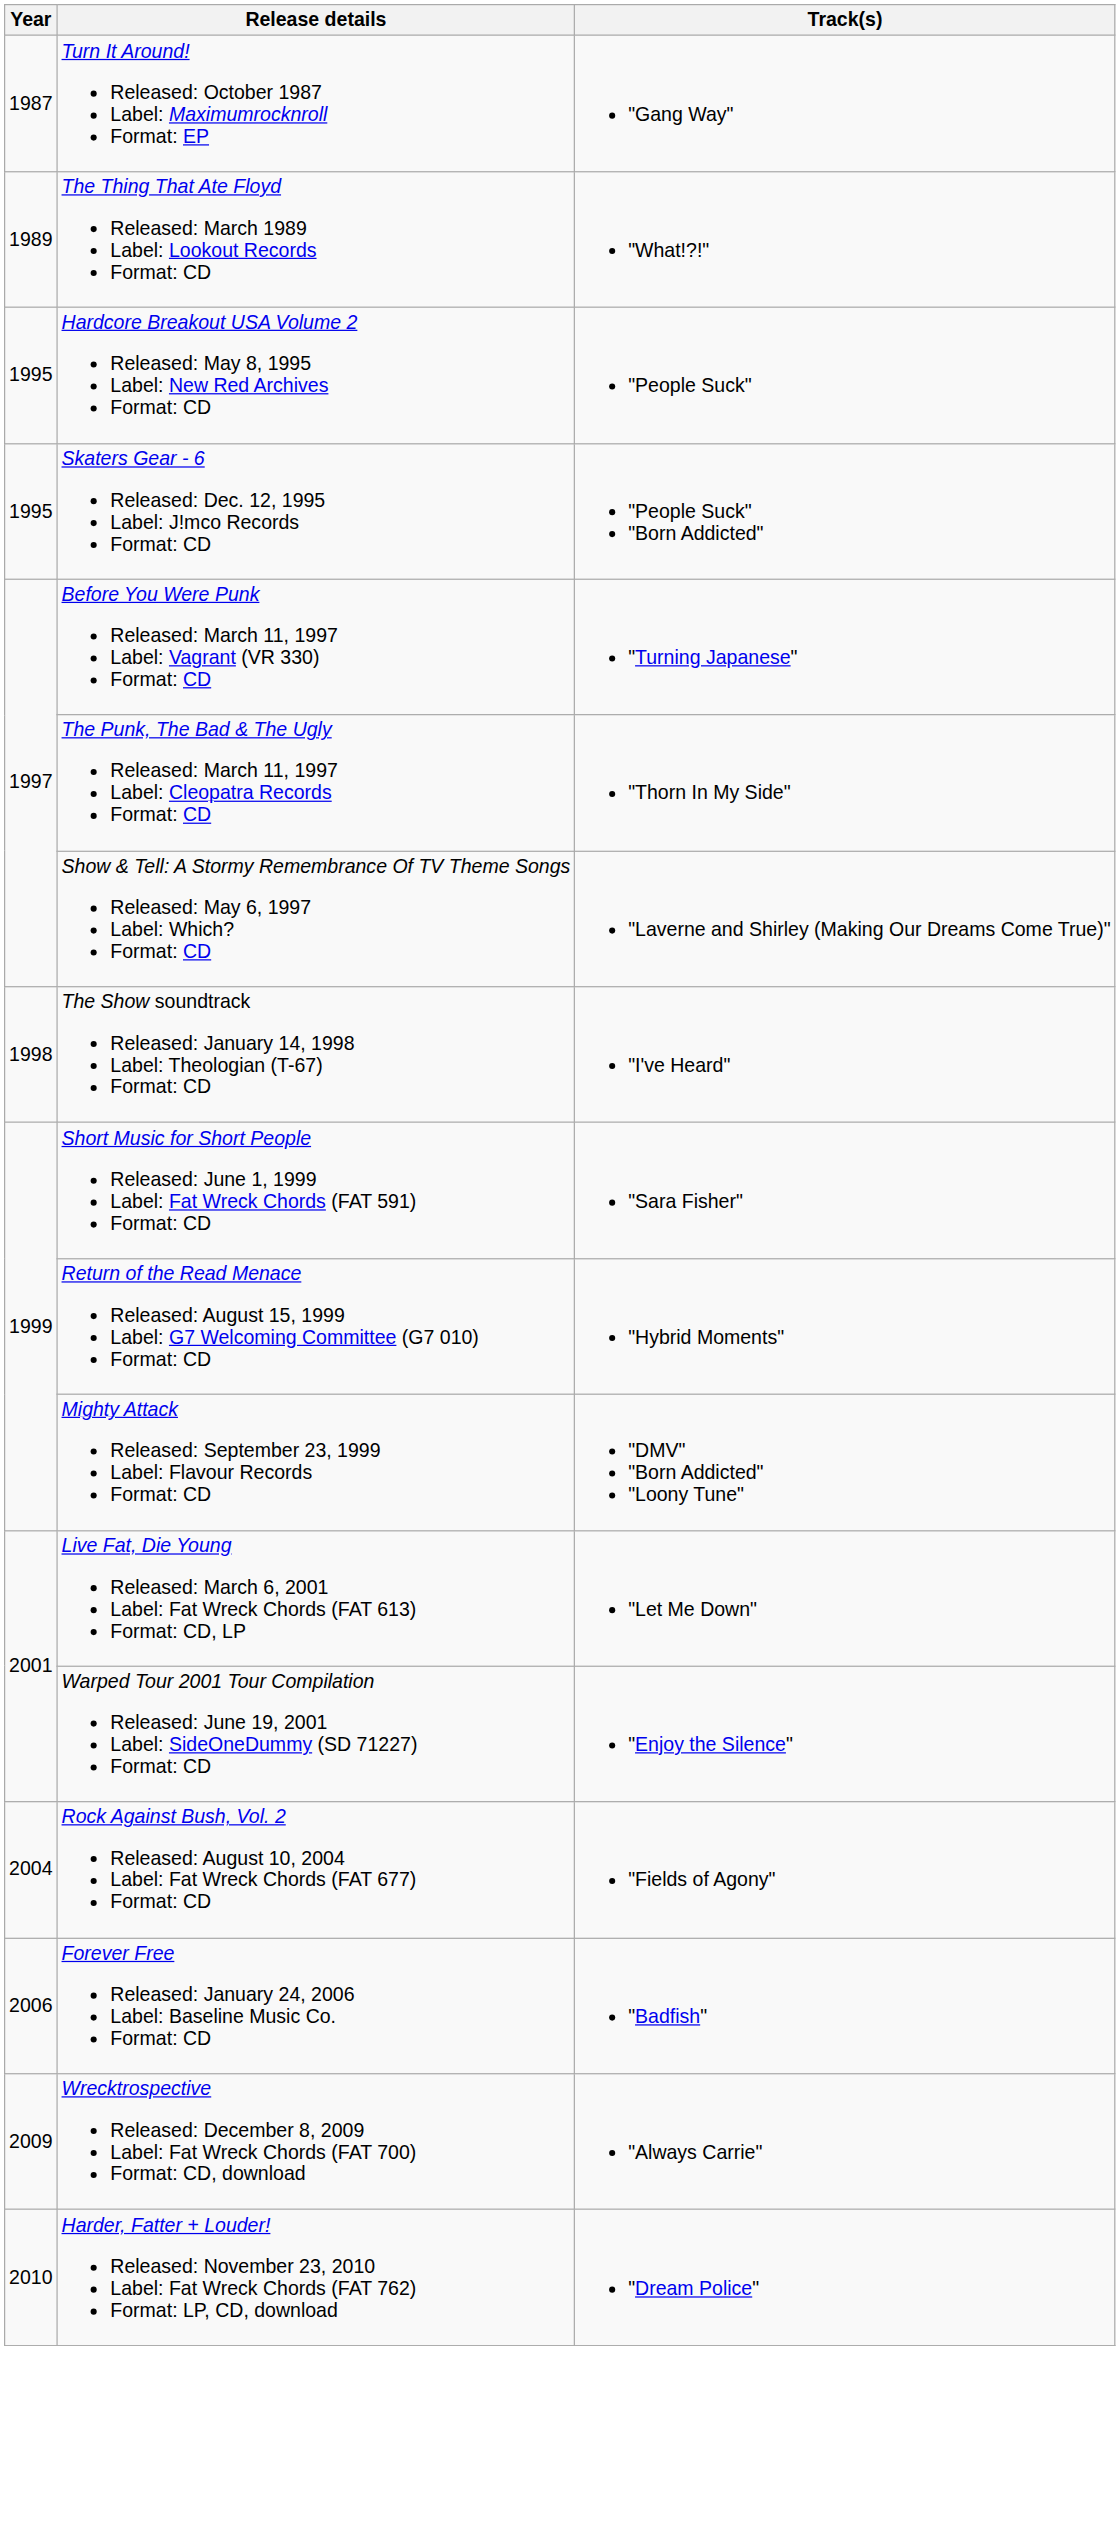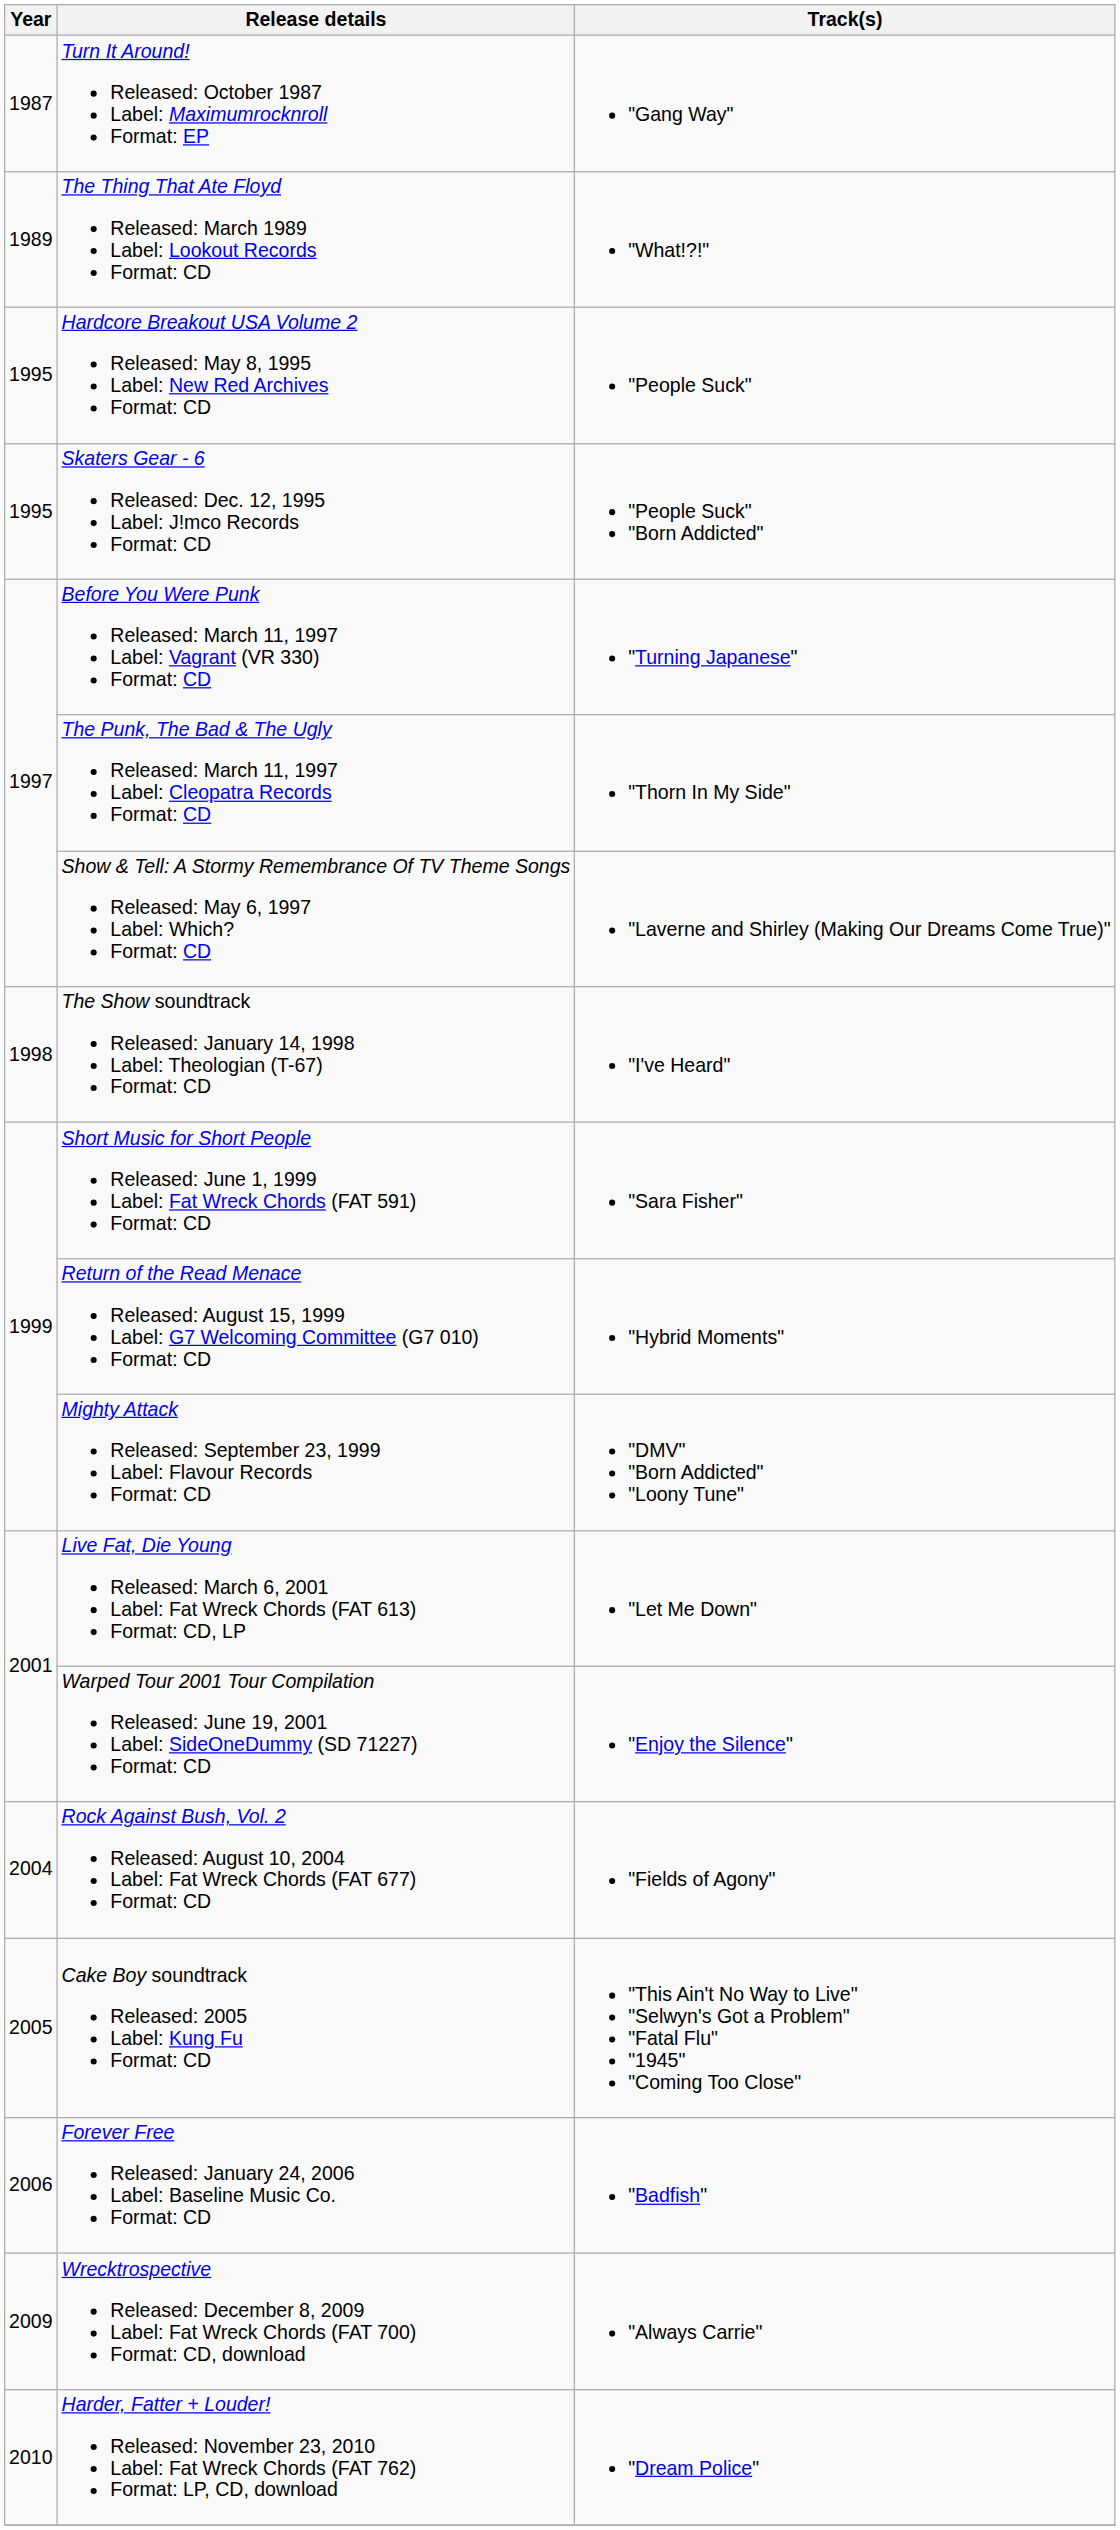+ row: (316, 2018)
